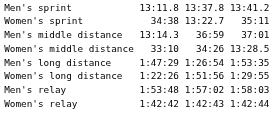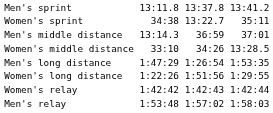rows swapped: (35, 90) <-> (41, 103)
